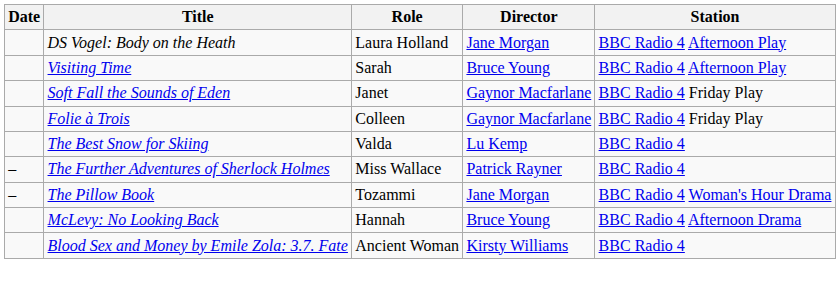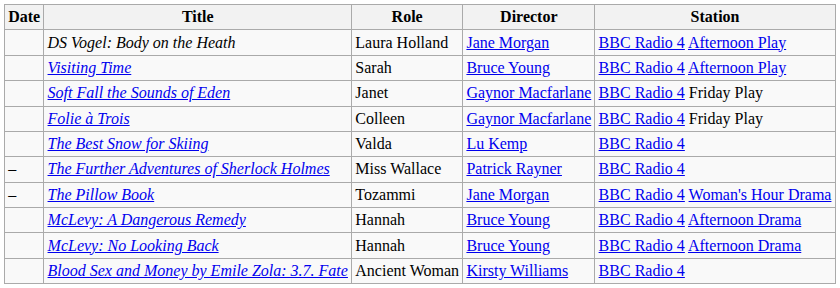+ row: (147, 220)
